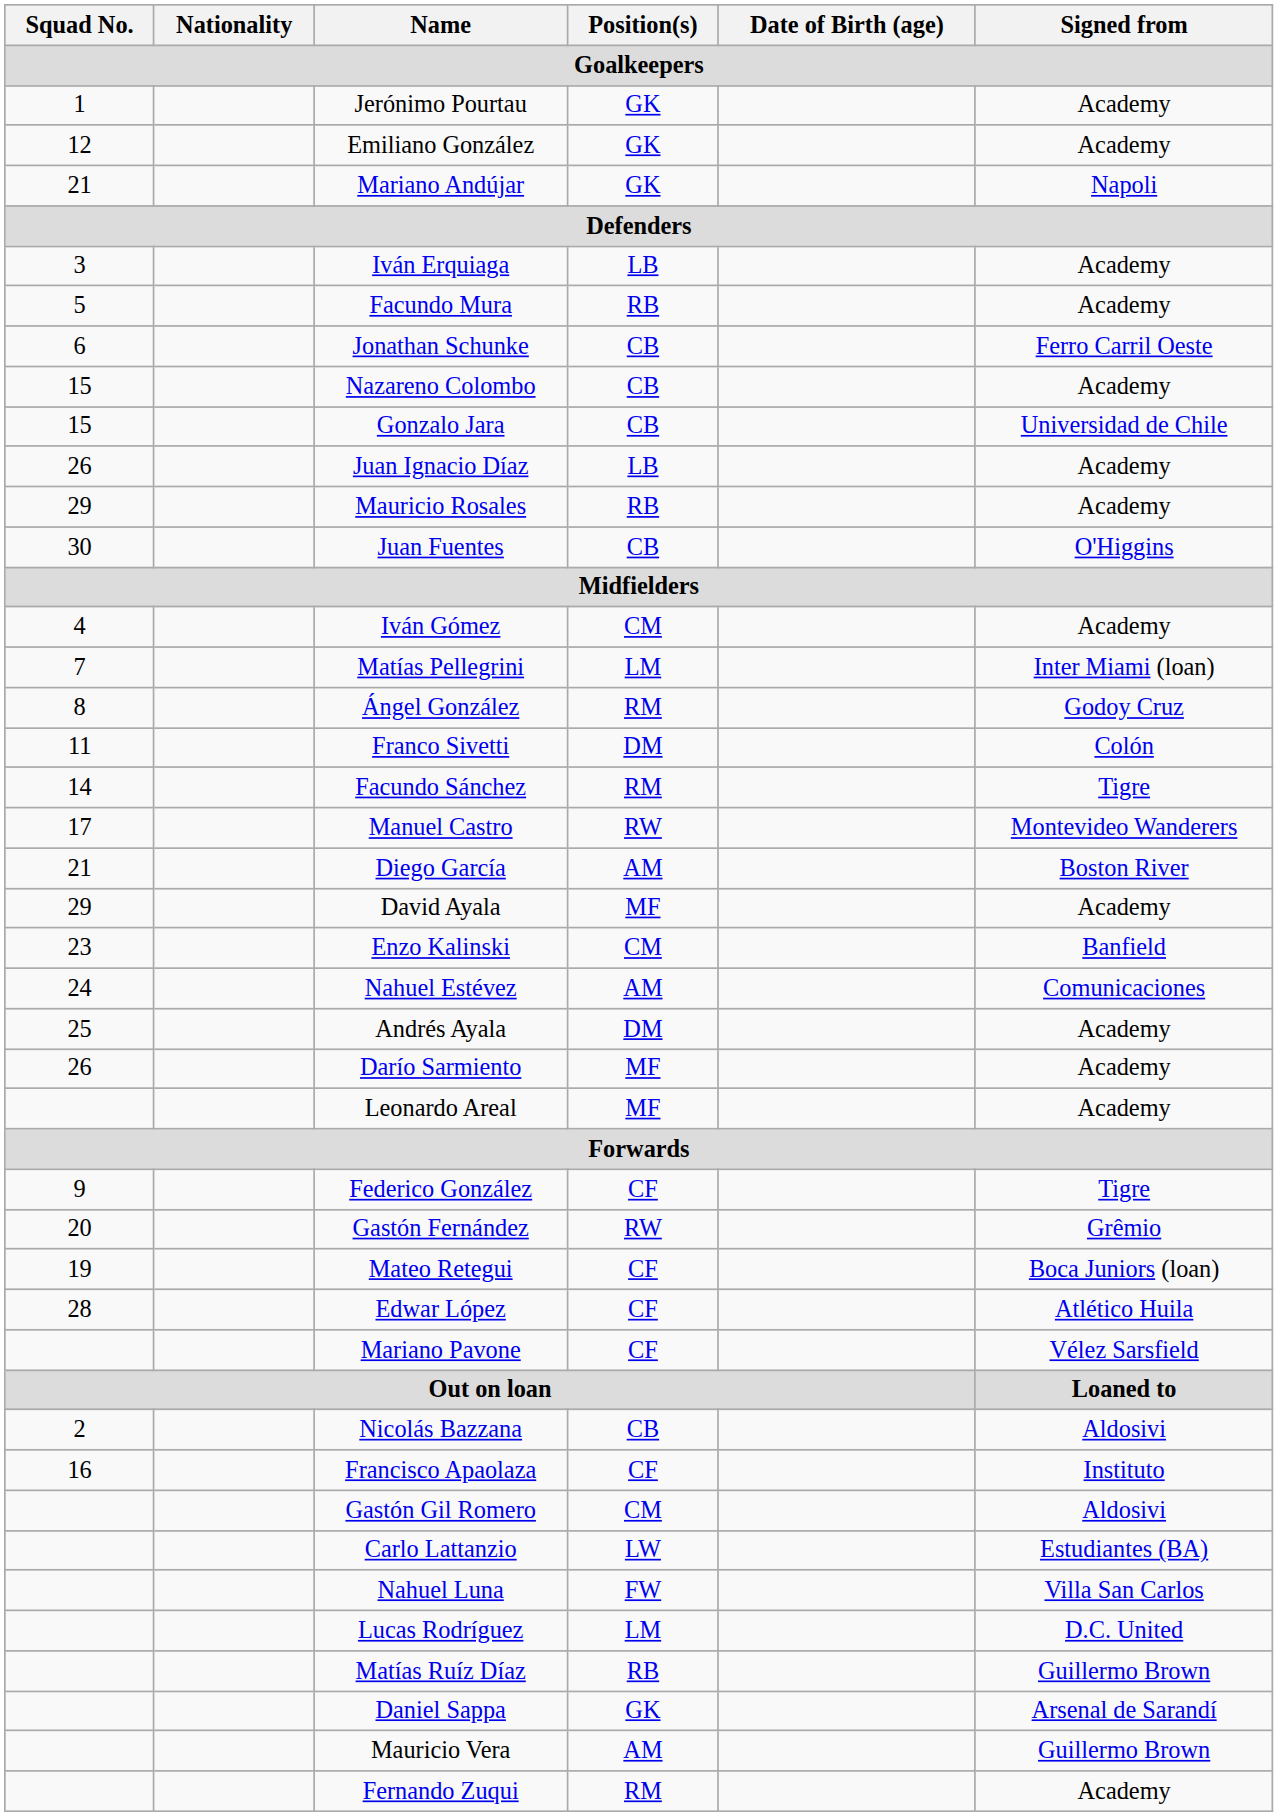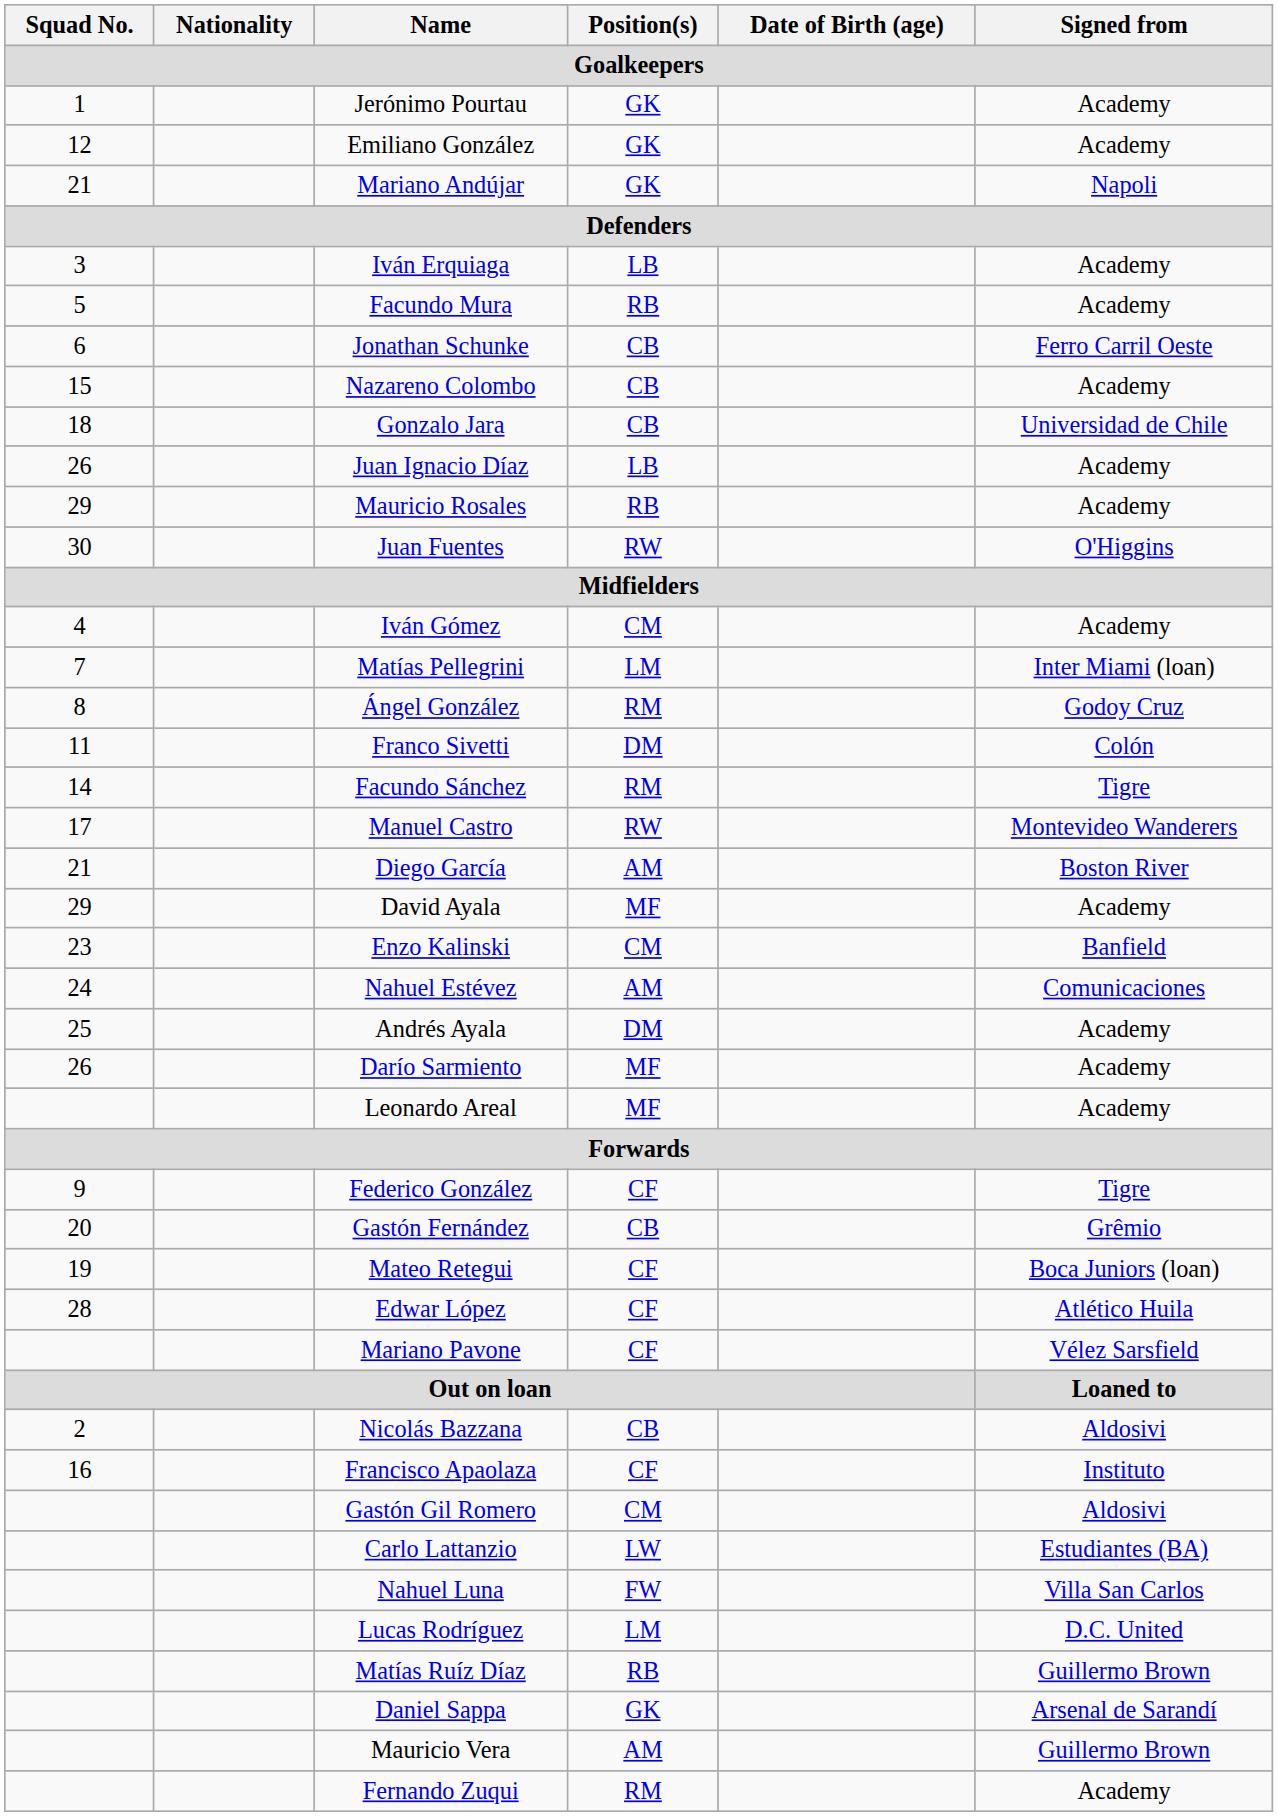(80, 426) 15 -> (80, 426) 18
(643, 546) CB -> (643, 546) RW
(643, 1229) RW -> (643, 1229) CB
